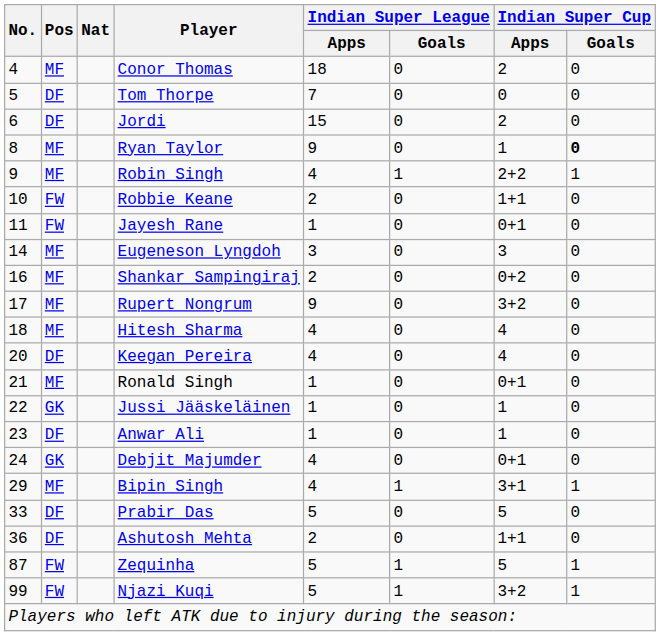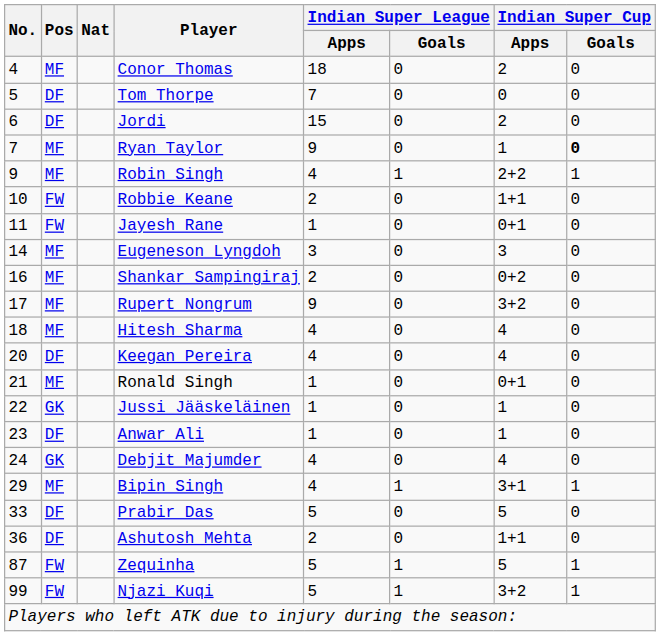(13, 148) 8 -> (13, 148) 7
(512, 461) 0+1 -> (502, 461) 4
